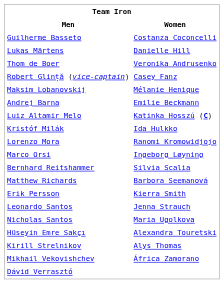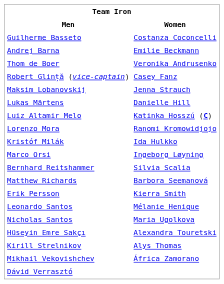rows swapped: (33, 103) <-> (35, 50)
(166, 90) Mélanie Henique -> (162, 90) Jenna Strauch
rows swapped: (35, 129) <-> (33, 142)
(162, 207) Jenna Strauch -> (166, 207) Mélanie Henique
